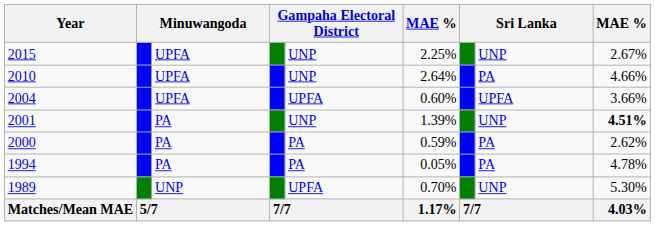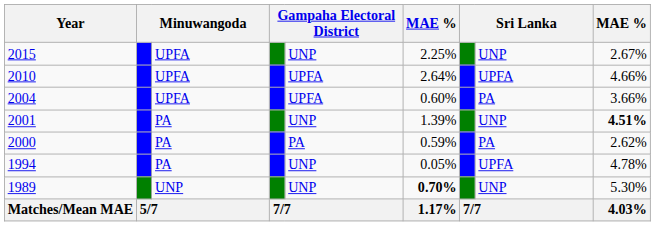(302, 76) UNP -> (306, 76) UPFA
(487, 76) PA -> (496, 76) UPFA
(496, 98) UPFA -> (487, 98) PA
(297, 165) PA -> (302, 165) UNP
(487, 165) PA -> (496, 165) UPFA
(306, 187) UPFA -> (302, 187) UNP
(438, 187) normal -> (437, 187) bold
